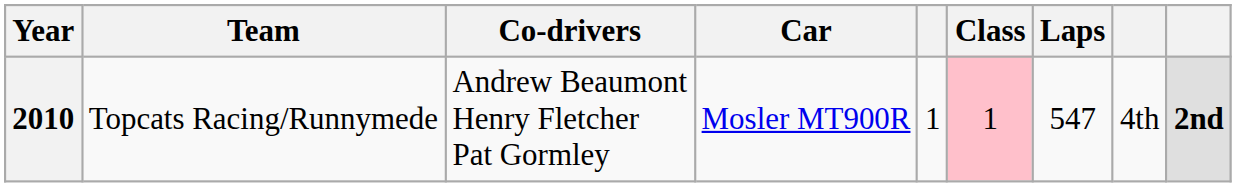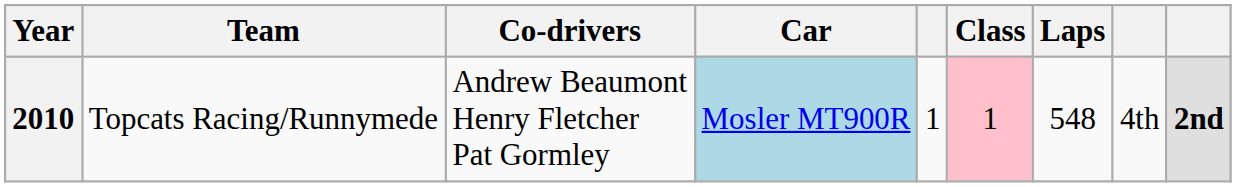(806, 118) no background -> (806, 118) lightblue background
(1073, 118) 547 -> (1073, 118) 548
